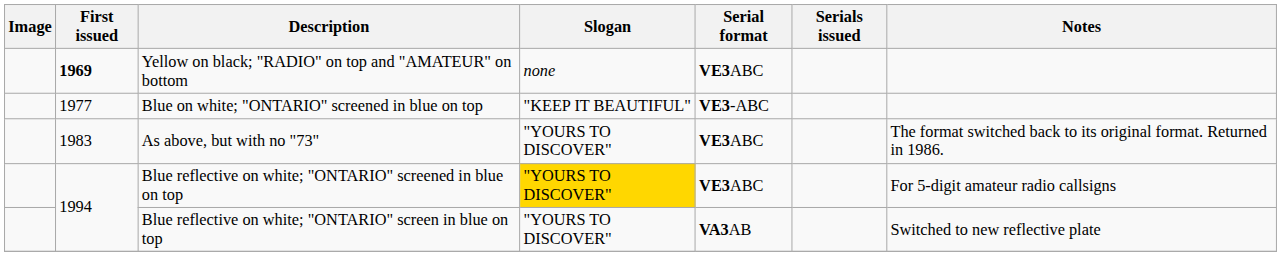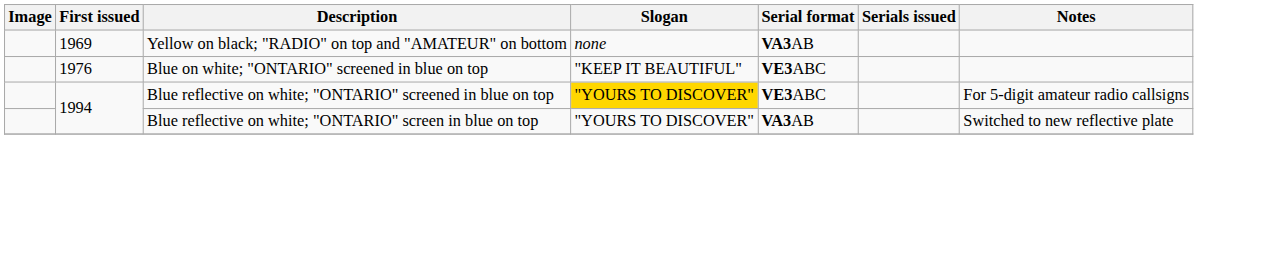(76, 70) bold -> (76, 43) normal
(731, 70) VE3ABC -> (788, 43) VA3AB
(76, 105) 1977 -> (76, 69) 1976
(734, 105) VE3-ABC -> (794, 69) VE3ABC
- row: (231, 140)
